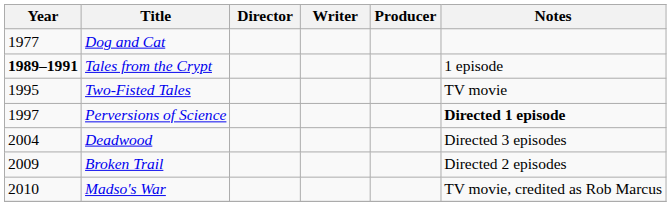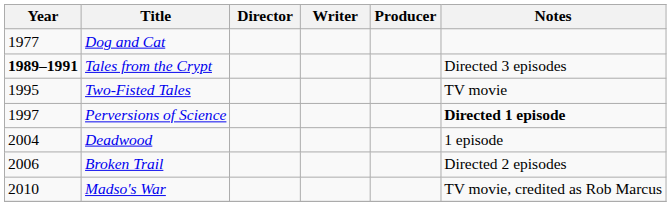(474, 66) 1 episode -> (505, 66) Directed 3 episodes
(505, 139) Directed 3 episodes -> (474, 139) 1 episode
(24, 164) 2009 -> (24, 164) 2006
